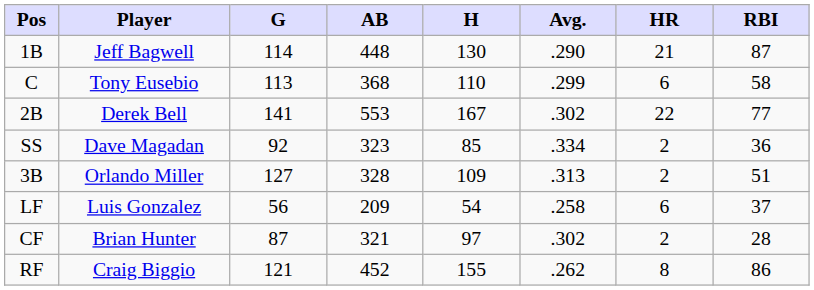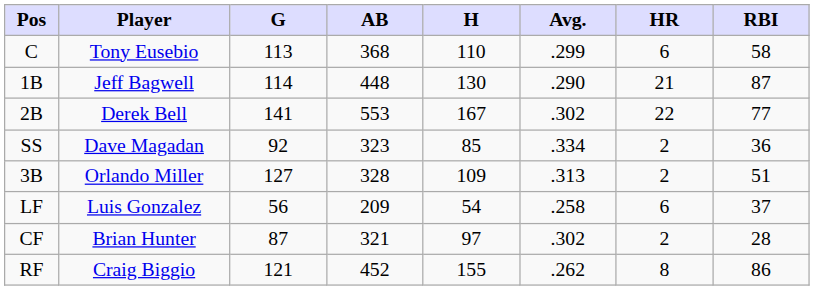rows swapped: (31, 82) <-> (31, 51)
